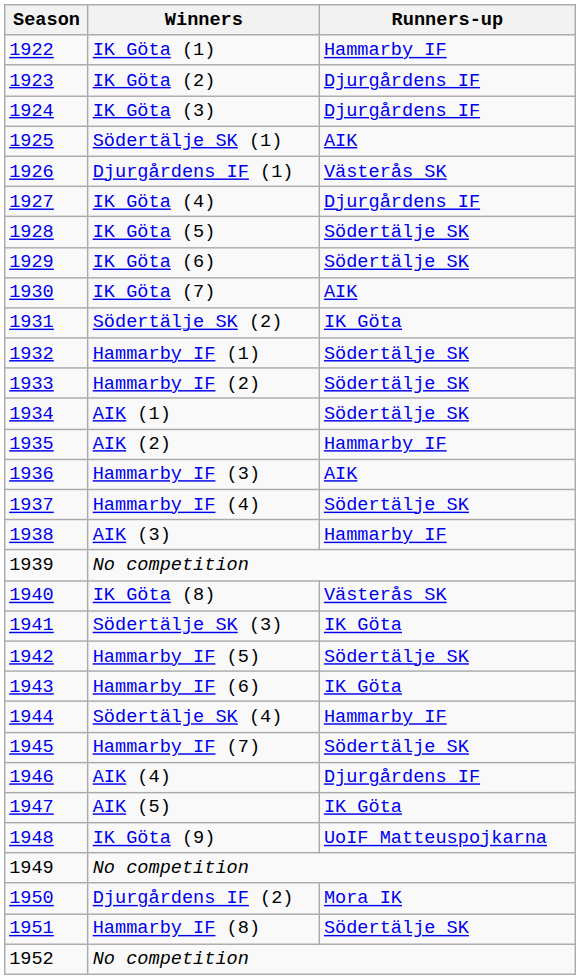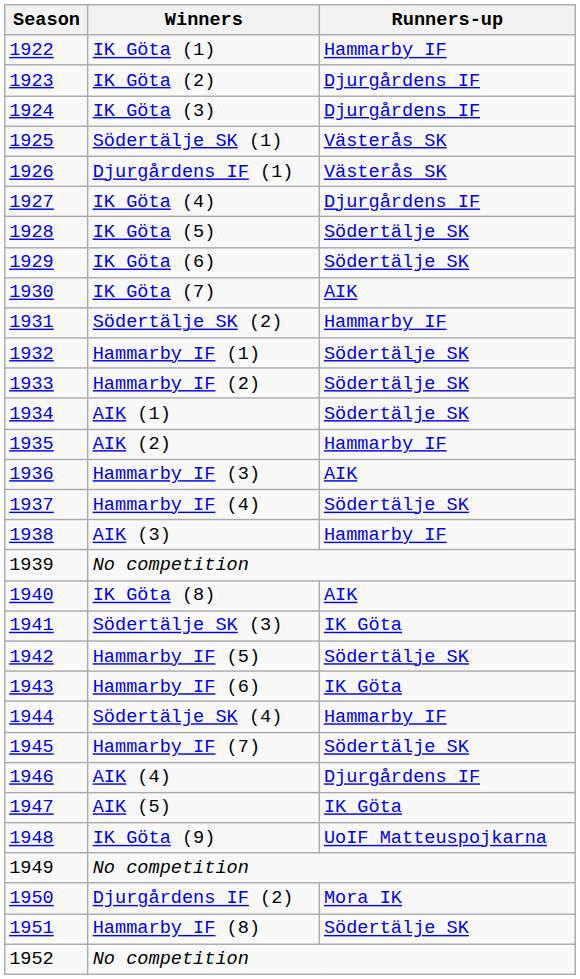(341, 141) AIK -> (385, 141) Västerås SK
(363, 323) IK Göta -> (385, 323) Hammarby IF
(385, 596) Västerås SK -> (341, 596) AIK
